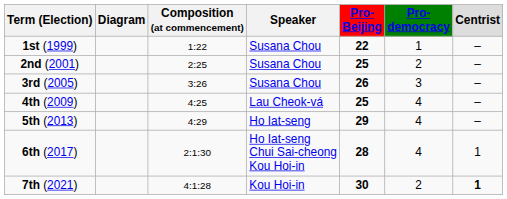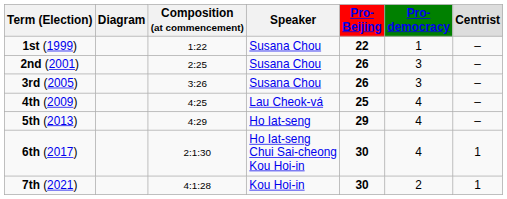(362, 64) 25 -> (362, 64) 26
(419, 64) 2 -> (419, 64) 3
(362, 153) 28 -> (362, 153) 30
(478, 185) bold -> (478, 185) normal
